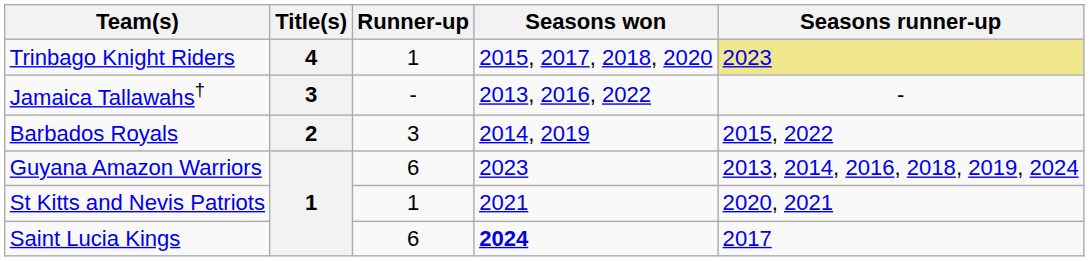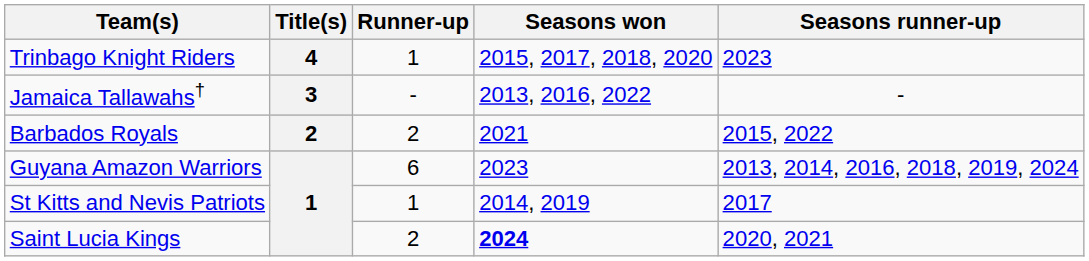(747, 57) khaki background -> (747, 57) no background
(413, 133) 3 -> (413, 133) 2
(534, 133) 2014, 2019 -> (504, 133) 2021
(504, 203) 2021 -> (534, 203) 2014, 2019
(778, 203) 2020, 2021 -> (747, 203) 2017
(413, 238) 6 -> (413, 238) 2
(747, 238) 2017 -> (778, 238) 2020, 2021
